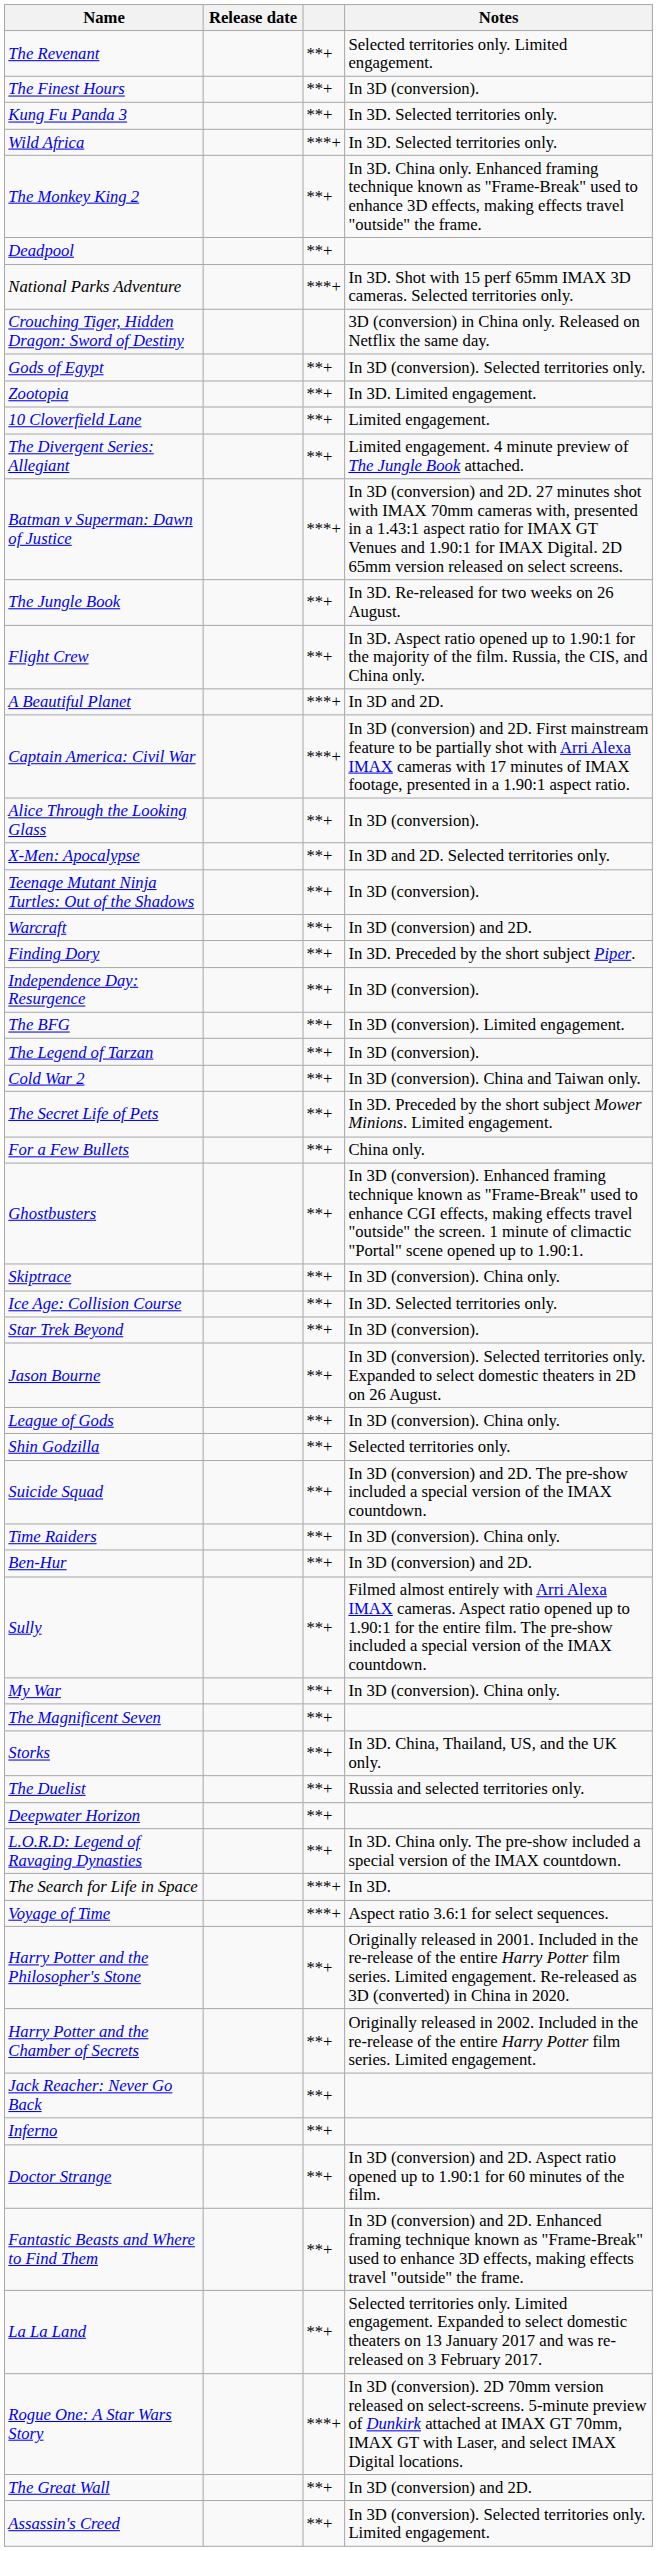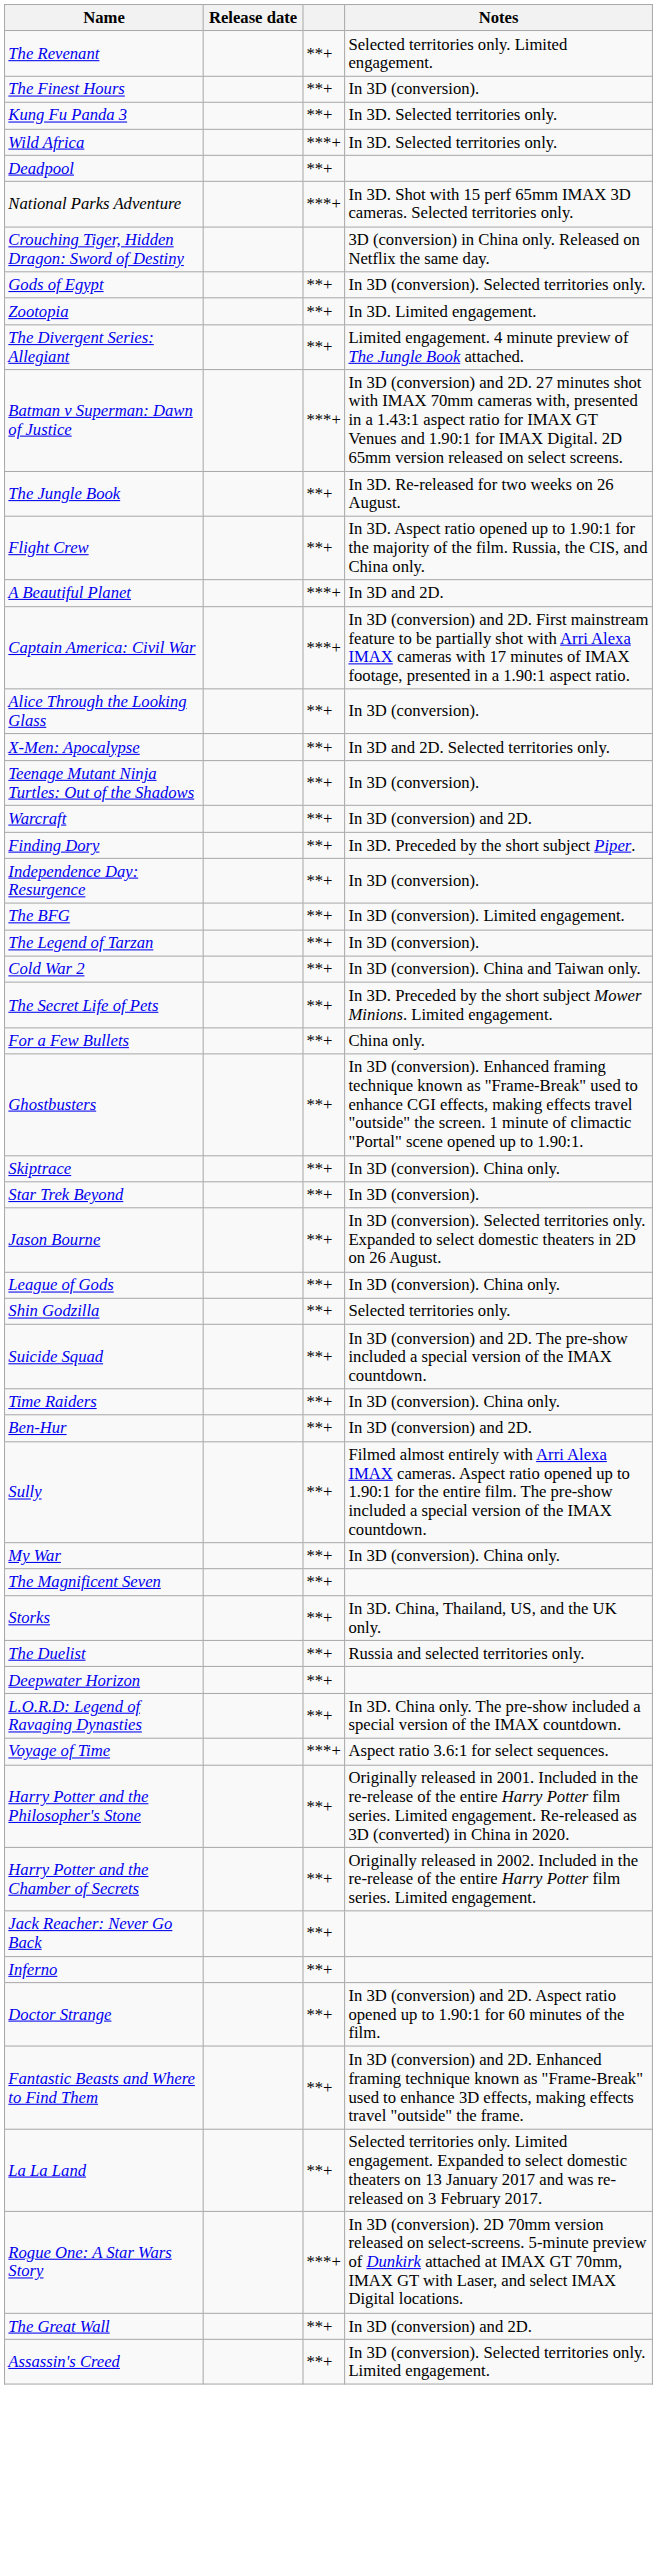- row: (74, 196)
- row: (75, 420)
- row: (95, 1303)
- row: (103, 1886)
